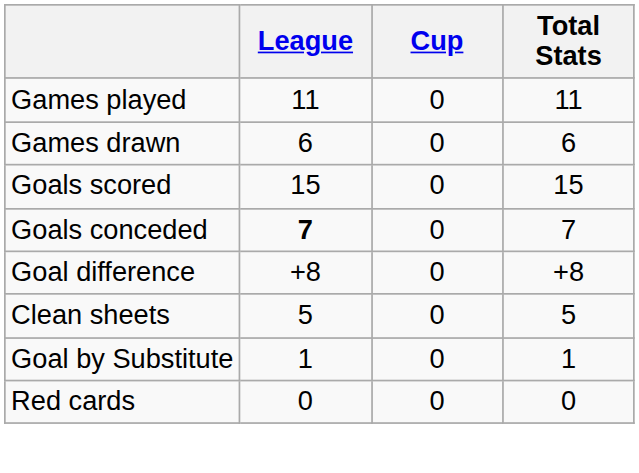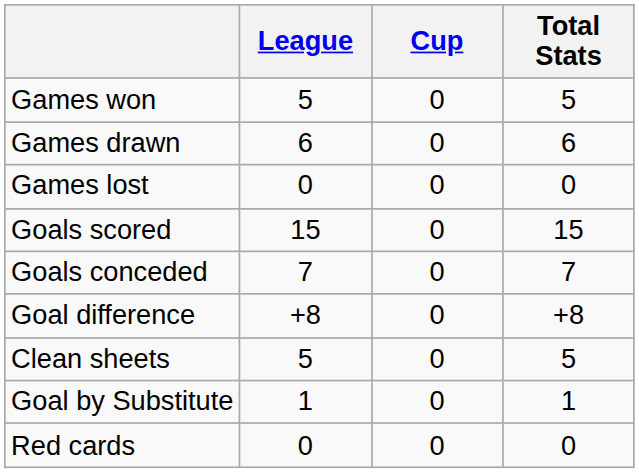- row: (99, 99)
+ row: (84, 99)
+ row: (80, 186)
(305, 229) bold -> (305, 272) normal
